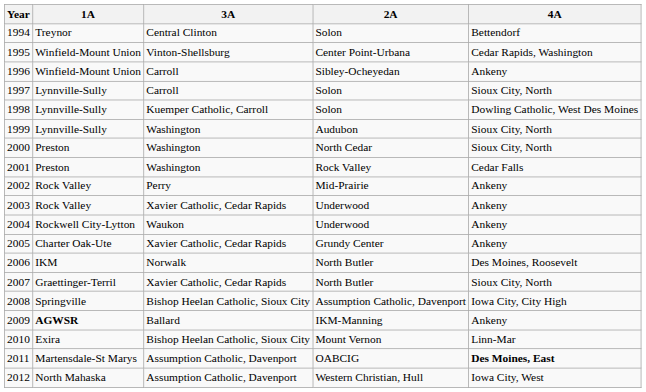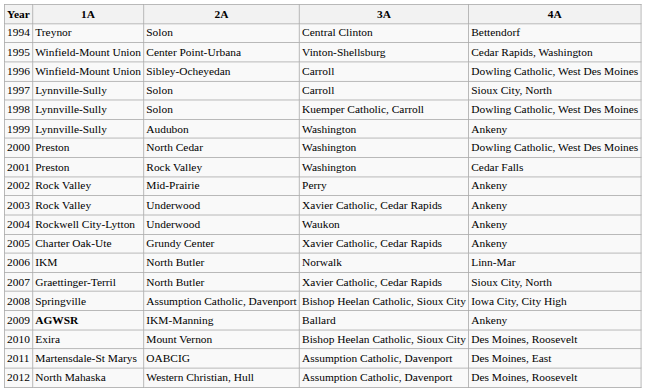columns swapped: (391, 14) <-> (228, 14)
(489, 71) Ankeny -> (555, 71) Dowling Catholic, West Des Moines
(512, 128) Sioux City, North -> (489, 128) Ankeny
(512, 148) Sioux City, North -> (555, 148) Dowling Catholic, West Des Moines
(524, 262) Des Moines, Roosevelt -> (493, 262) Linn-Mar
(493, 339) Linn-Mar -> (524, 339) Des Moines, Roosevelt
(513, 358) bold -> (511, 358) normal
(508, 377) Iowa City, West -> (524, 377) Des Moines, Roosevelt
